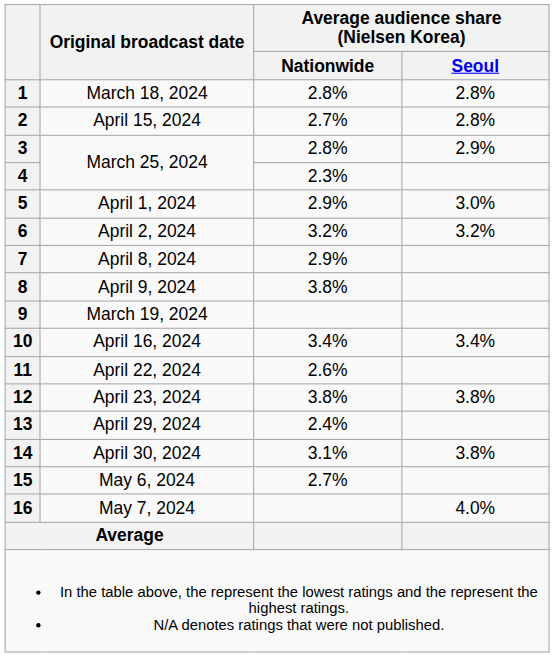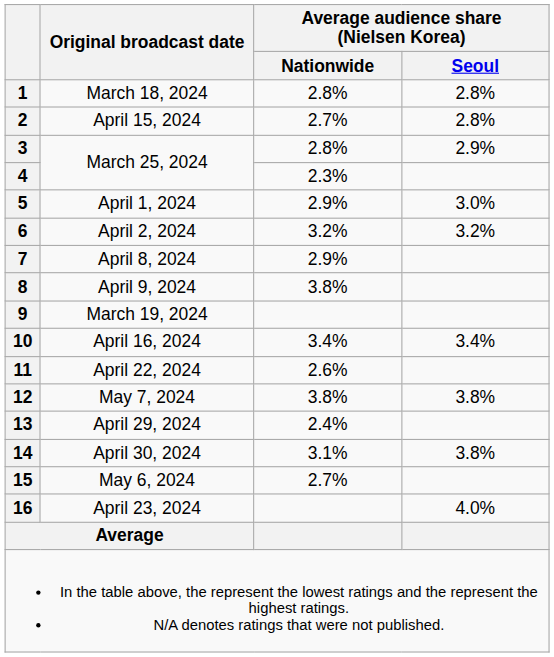(147, 397) April 23, 2024 -> (147, 397) May 7, 2024
(147, 508) May 7, 2024 -> (147, 508) April 23, 2024
